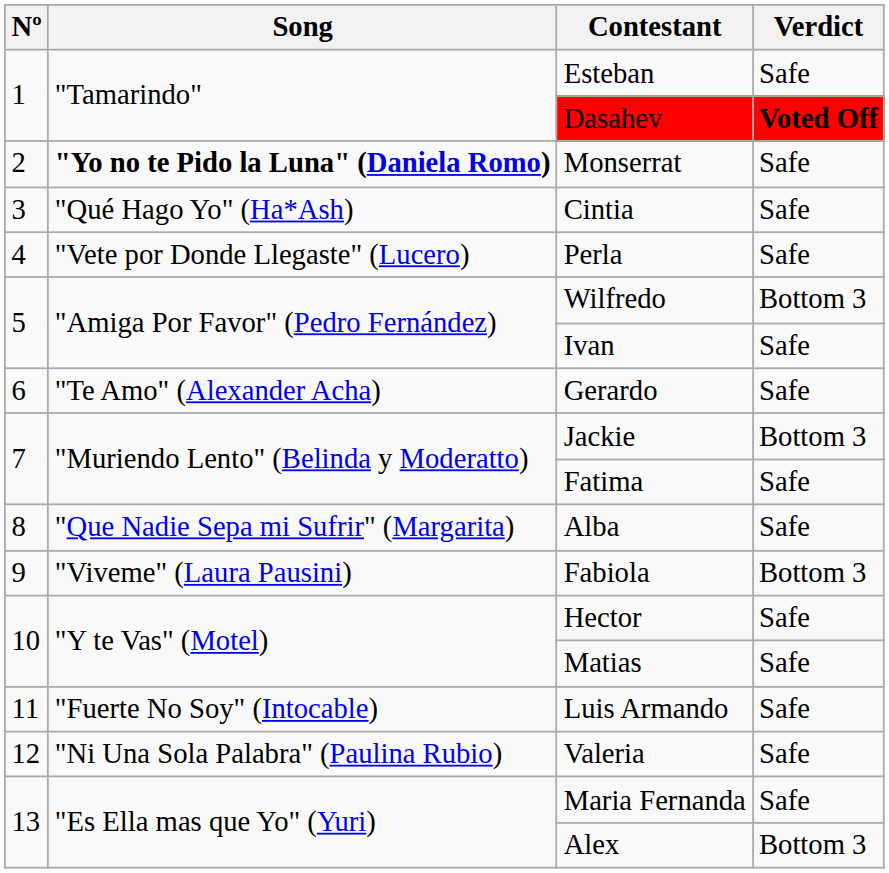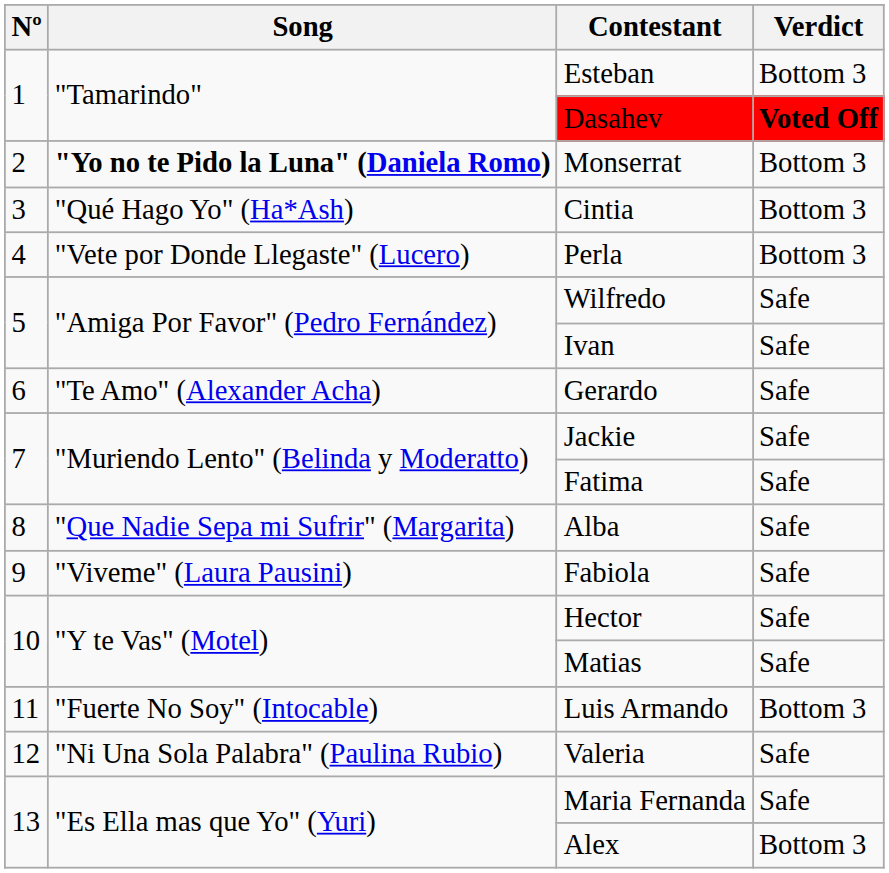(784, 72) Safe -> (813, 72) Bottom 3
(784, 163) Safe -> (813, 163) Bottom 3
(784, 208) Safe -> (813, 208) Bottom 3
(784, 254) Safe -> (813, 254) Bottom 3
(813, 299) Bottom 3 -> (784, 299) Safe
(813, 436) Bottom 3 -> (784, 436) Safe
(813, 572) Bottom 3 -> (784, 572) Safe
(784, 708) Safe -> (813, 708) Bottom 3
